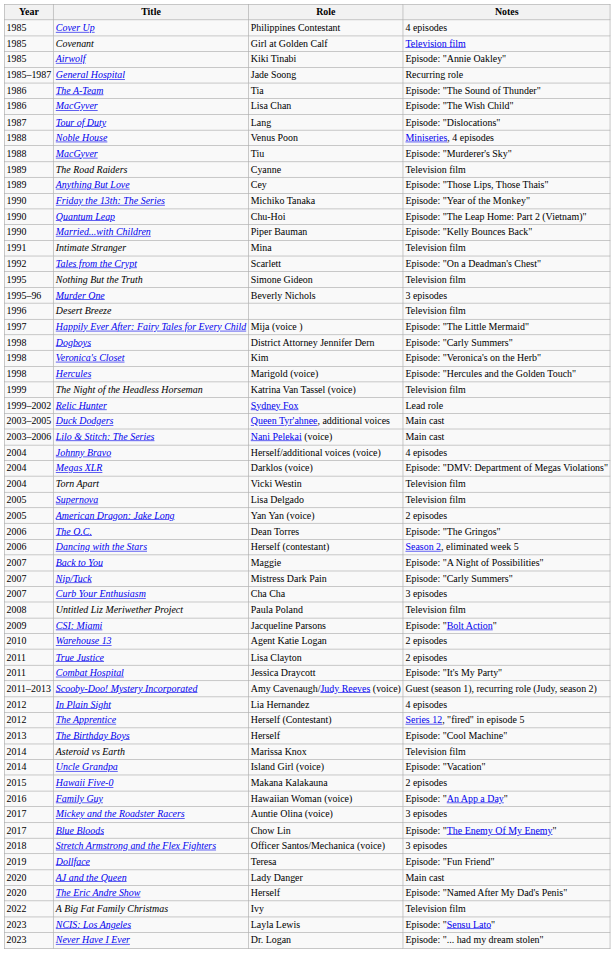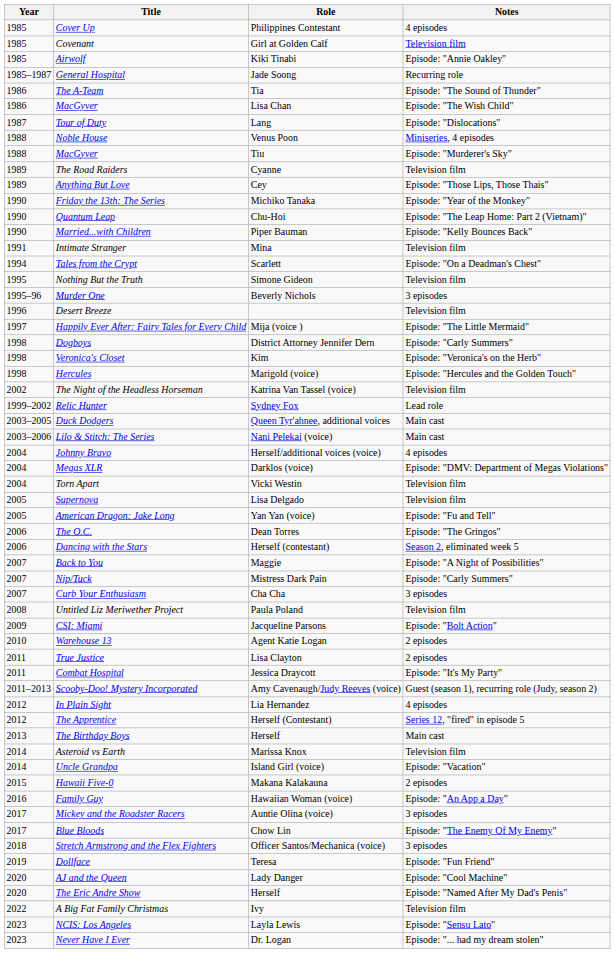(17, 264) 1992 -> (17, 264) 1994
(17, 389) 1999 -> (17, 389) 2002
(426, 515) 2 episodes -> (451, 515) Episode: "Fu and Tell"
(456, 736) Episode: "Cool Machine" -> (425, 736) Main cast
(425, 877) Main cast -> (456, 877) Episode: "Cool Machine"
